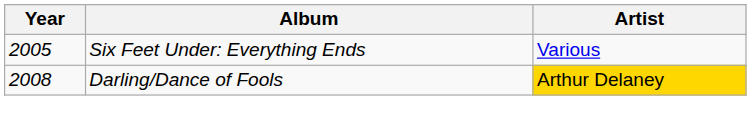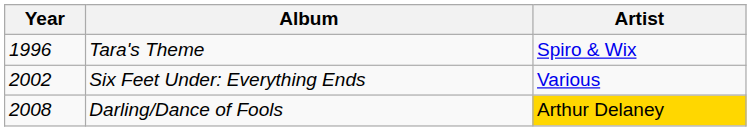+ row: (147, 49)
(30, 49) 2005 -> (30, 79) 2002
